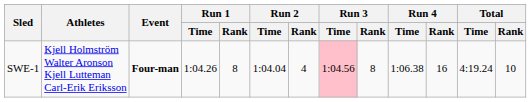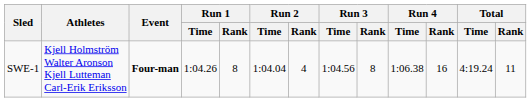(338, 69) pink background -> (338, 69) no background
(511, 69) 10 -> (511, 69) 11
